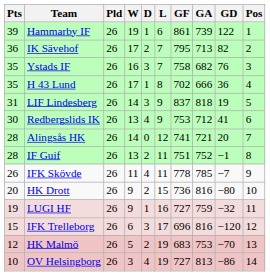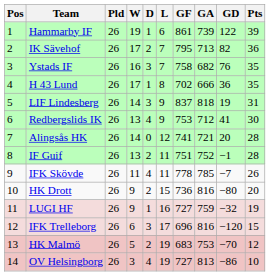columns swapped: (254, 13) <-> (14, 13)
